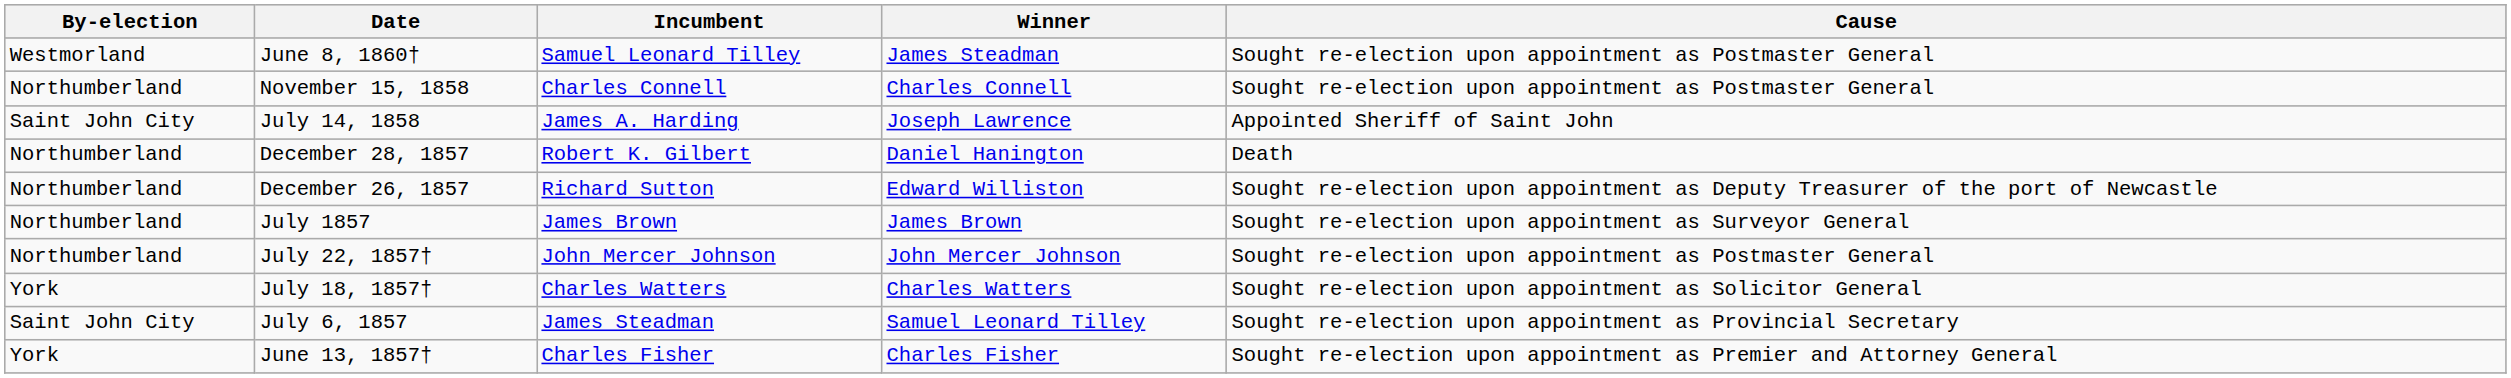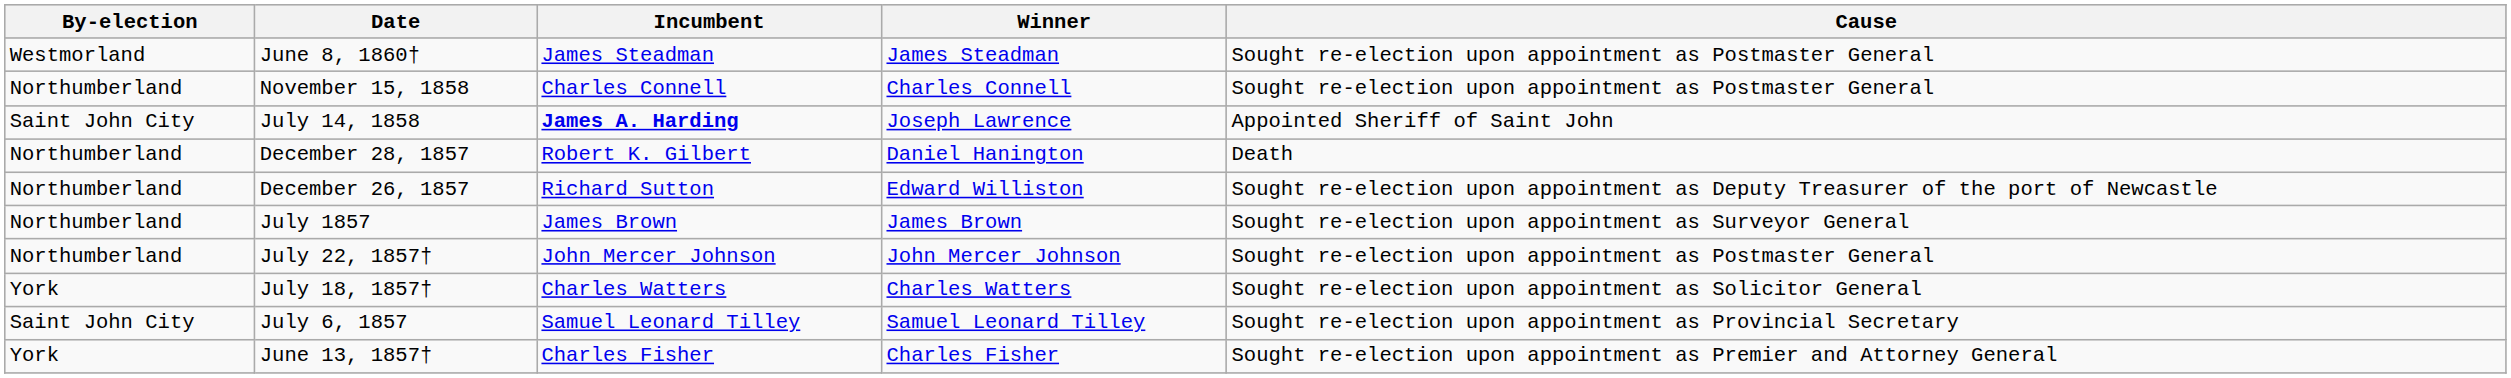(671, 55) Samuel Leonard Tilley -> (628, 55) James Steadman
(640, 122) normal -> (640, 122) bold
(628, 323) James Steadman -> (671, 323) Samuel Leonard Tilley
